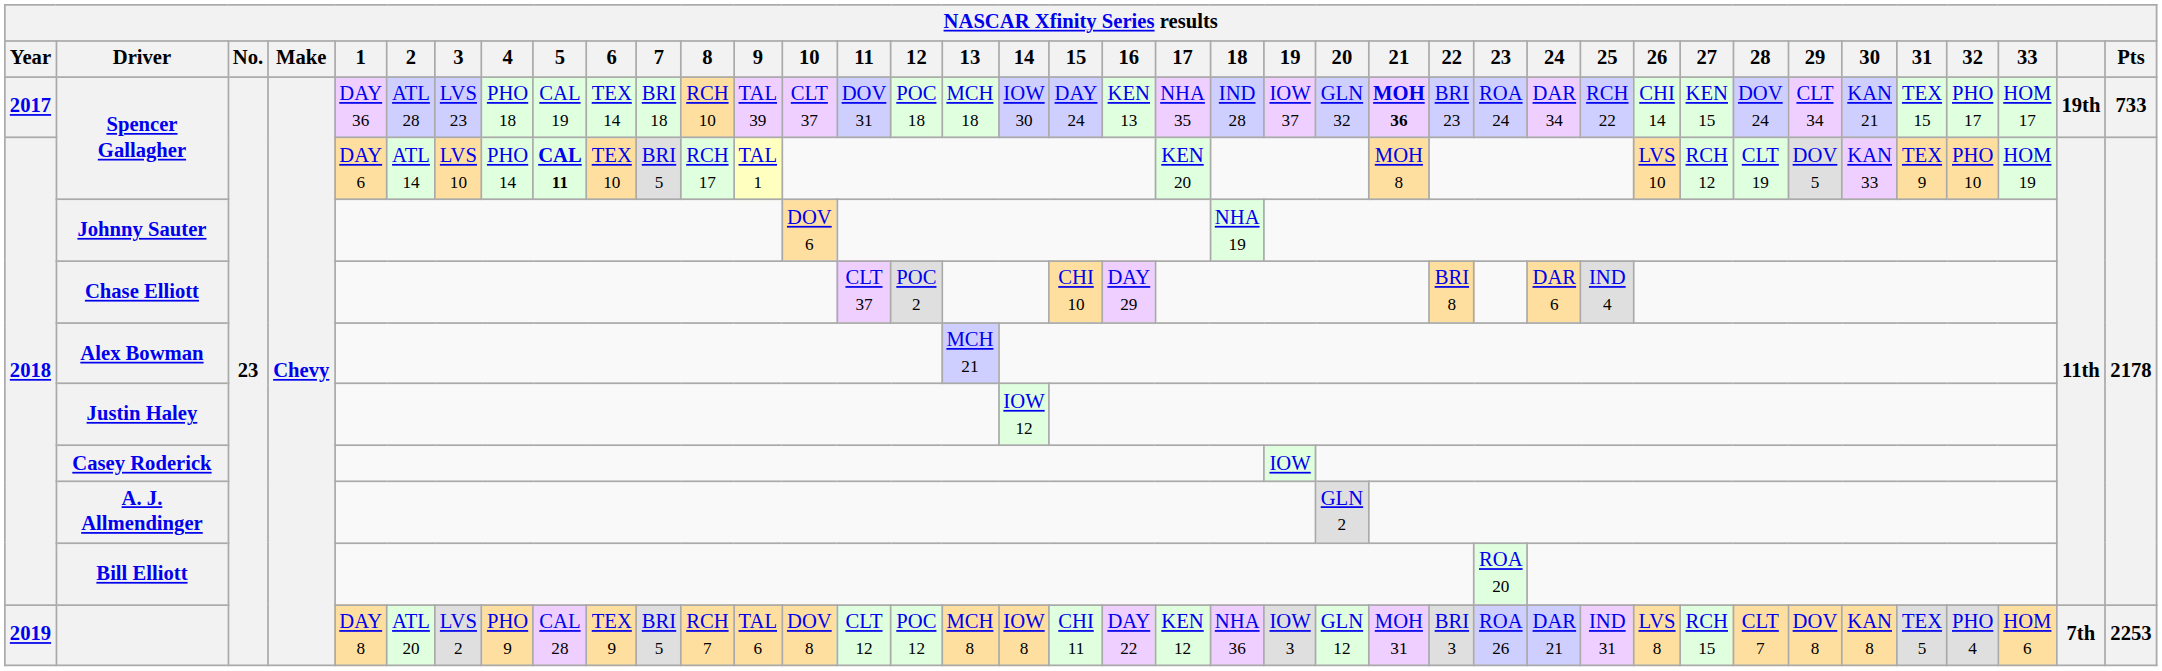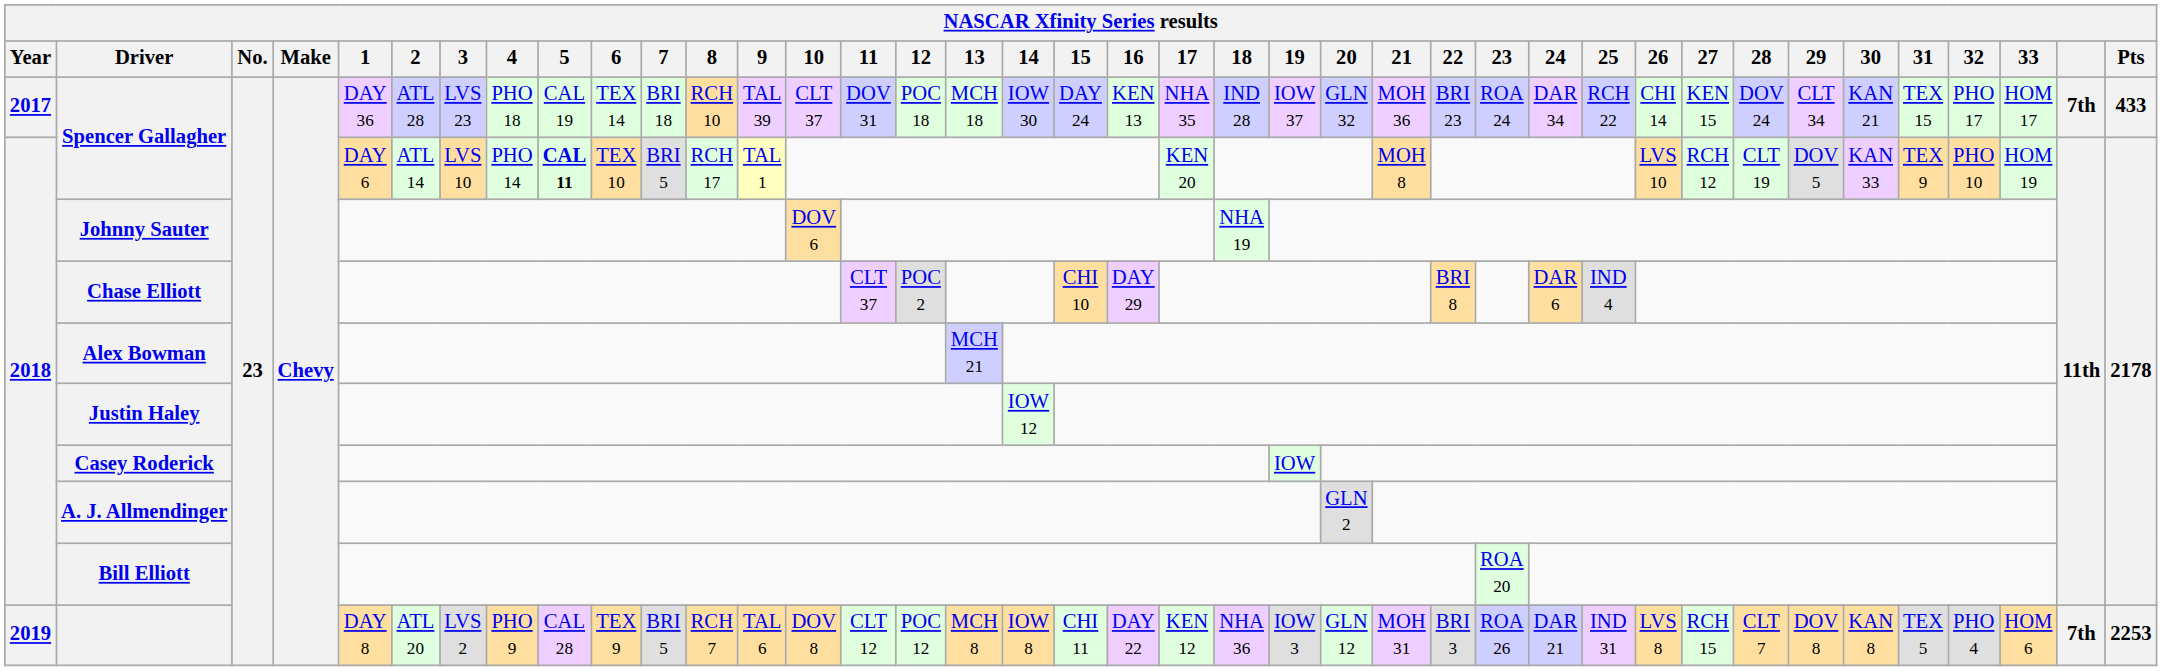(1399, 106) bold -> (1402, 105) normal
(2081, 106) 19th -> (2081, 106) 7th
(2131, 106) 733 -> (2131, 106) 433
